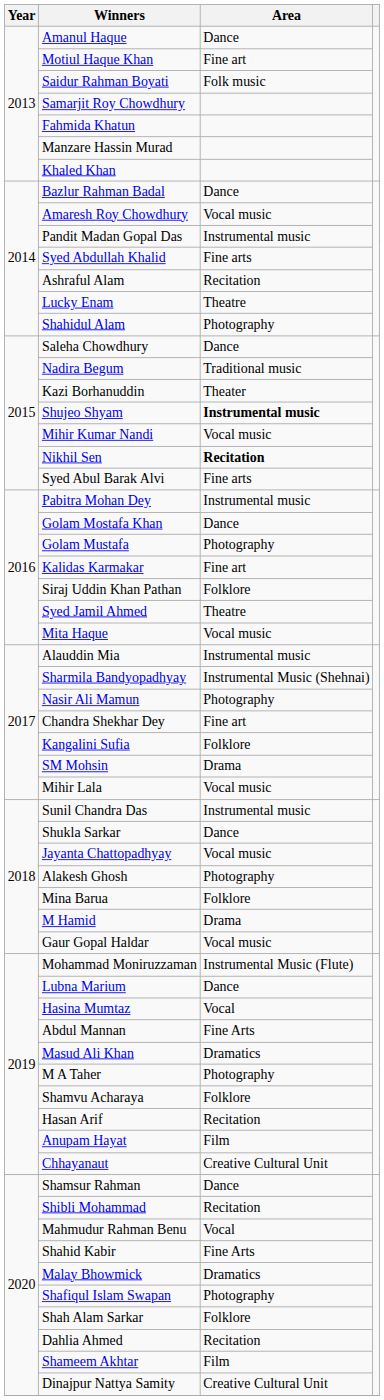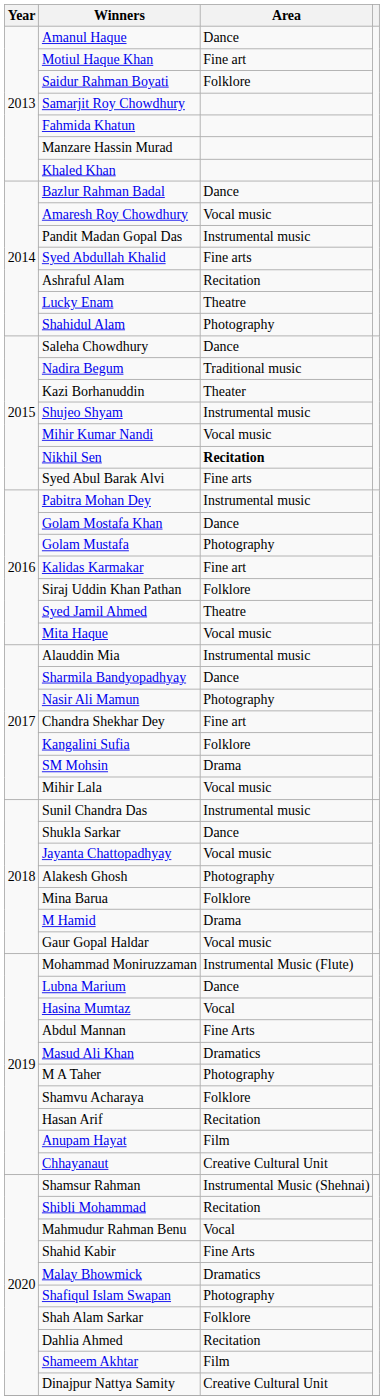(234, 81) Folk music -> (227, 81) Folklore
(262, 412) bold -> (257, 412) normal
(286, 677) Instrumental Music (Shehnai) -> (221, 677) Dance
(221, 1185) Dance -> (286, 1185) Instrumental Music (Shehnai)
